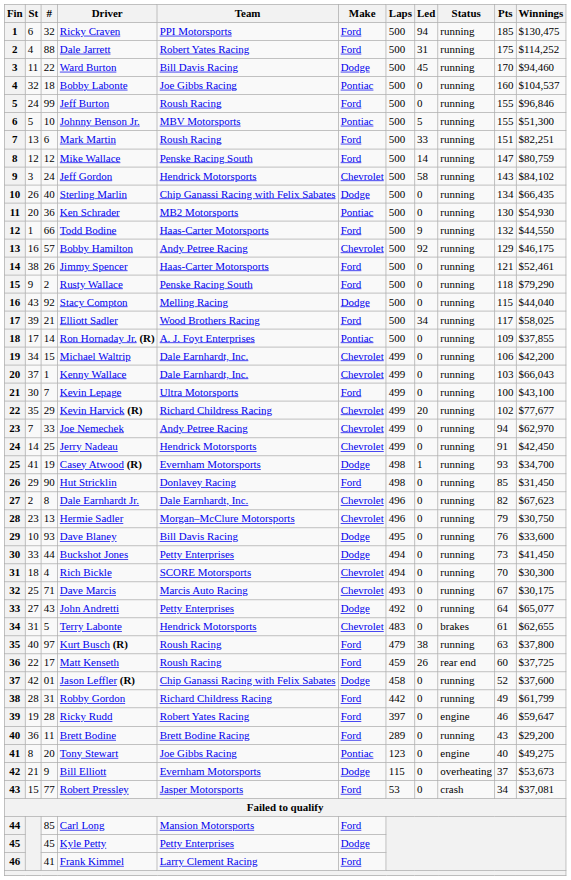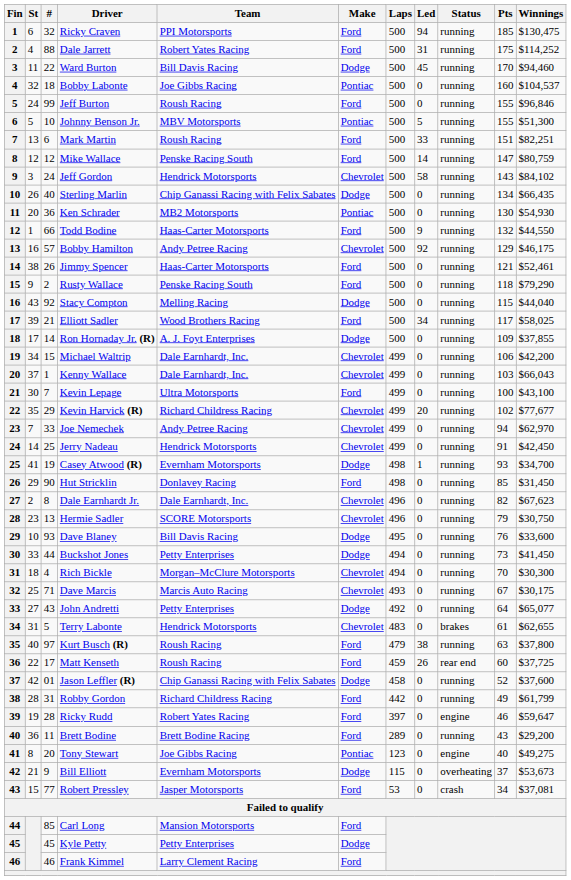(357, 338) Pontiac -> (355, 338) Dodge
(227, 518) Morgan–McClure Motorsports -> (205, 518) SCORE Motorsports
(205, 573) SCORE Motorsports -> (227, 573) Morgan–McClure Motorsports
(49, 861) 41 -> (49, 861) 46
